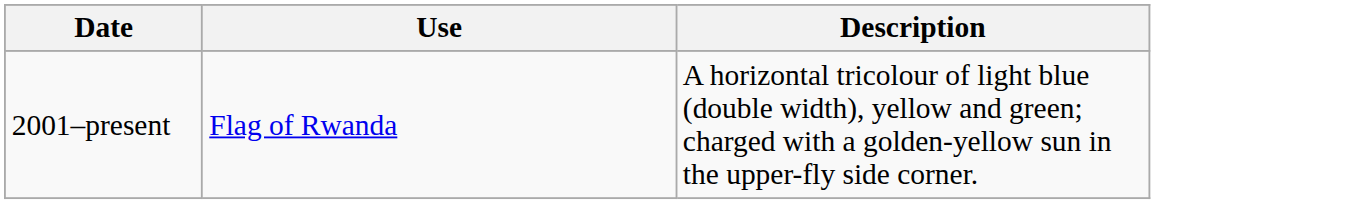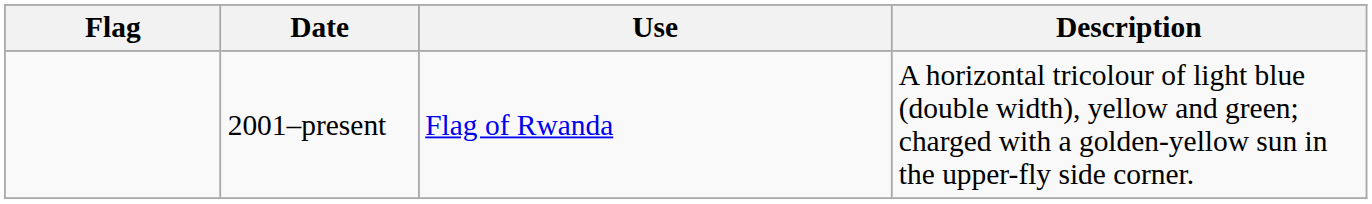+ column: (113, 27)
